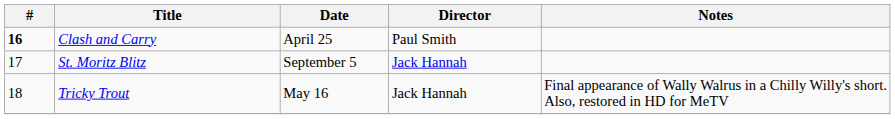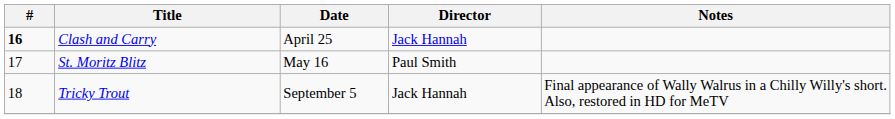(424, 39) Paul Smith -> (429, 39) Jack Hannah
(320, 62) September 5 -> (306, 62) May 16
(429, 62) Jack Hannah -> (424, 62) Paul Smith
(306, 93) May 16 -> (320, 93) September 5
